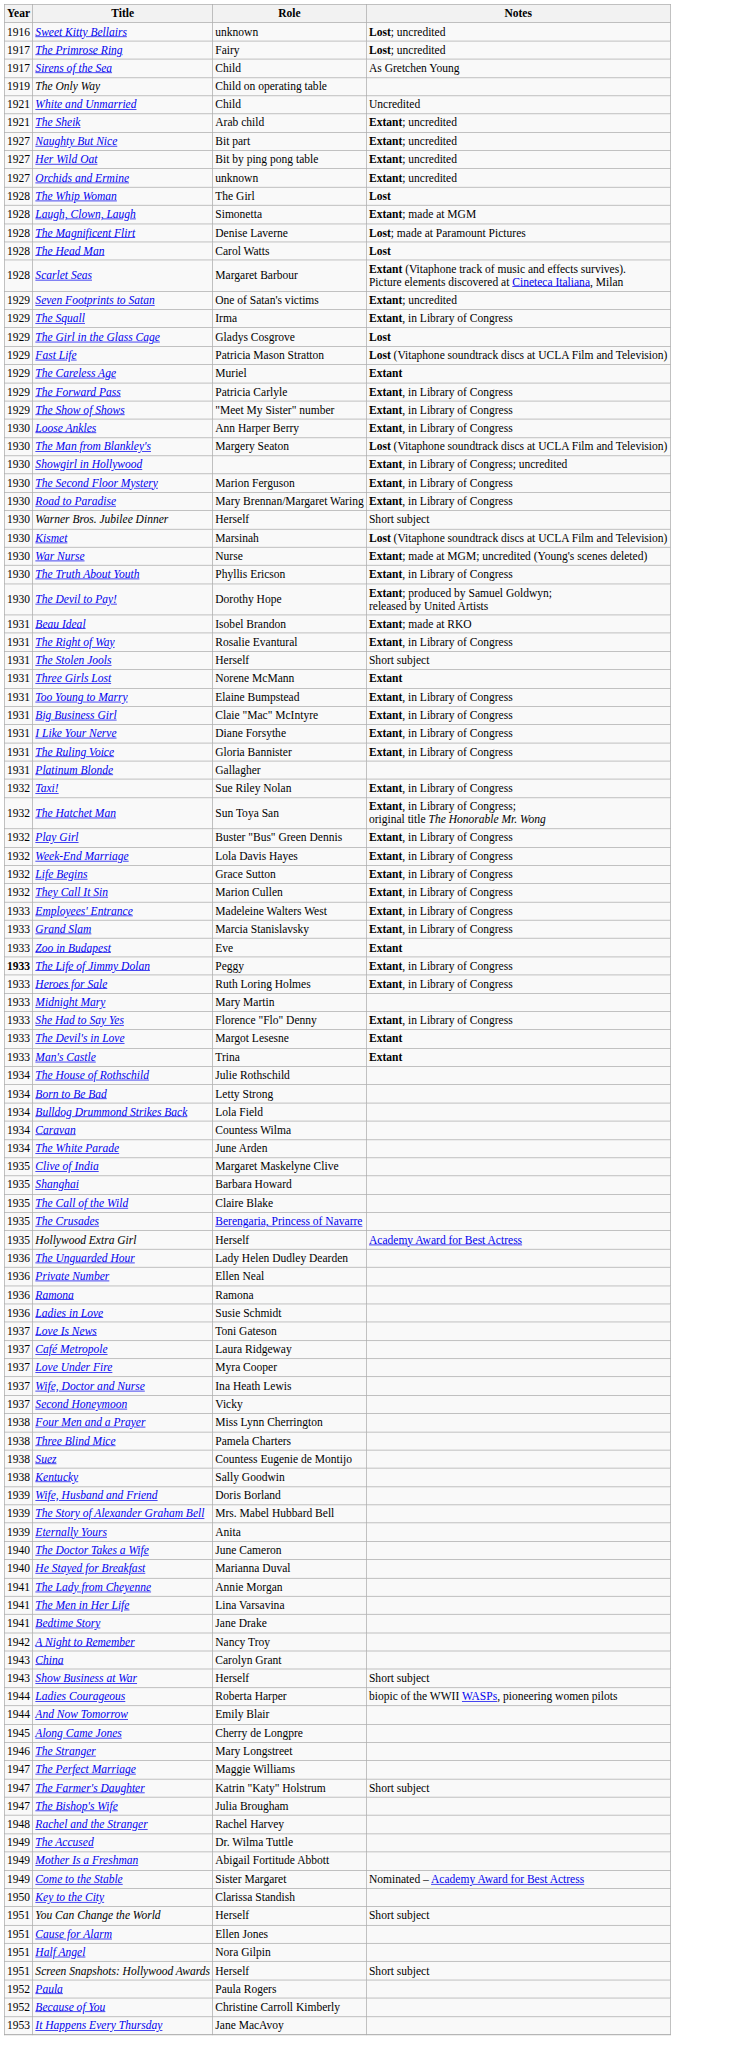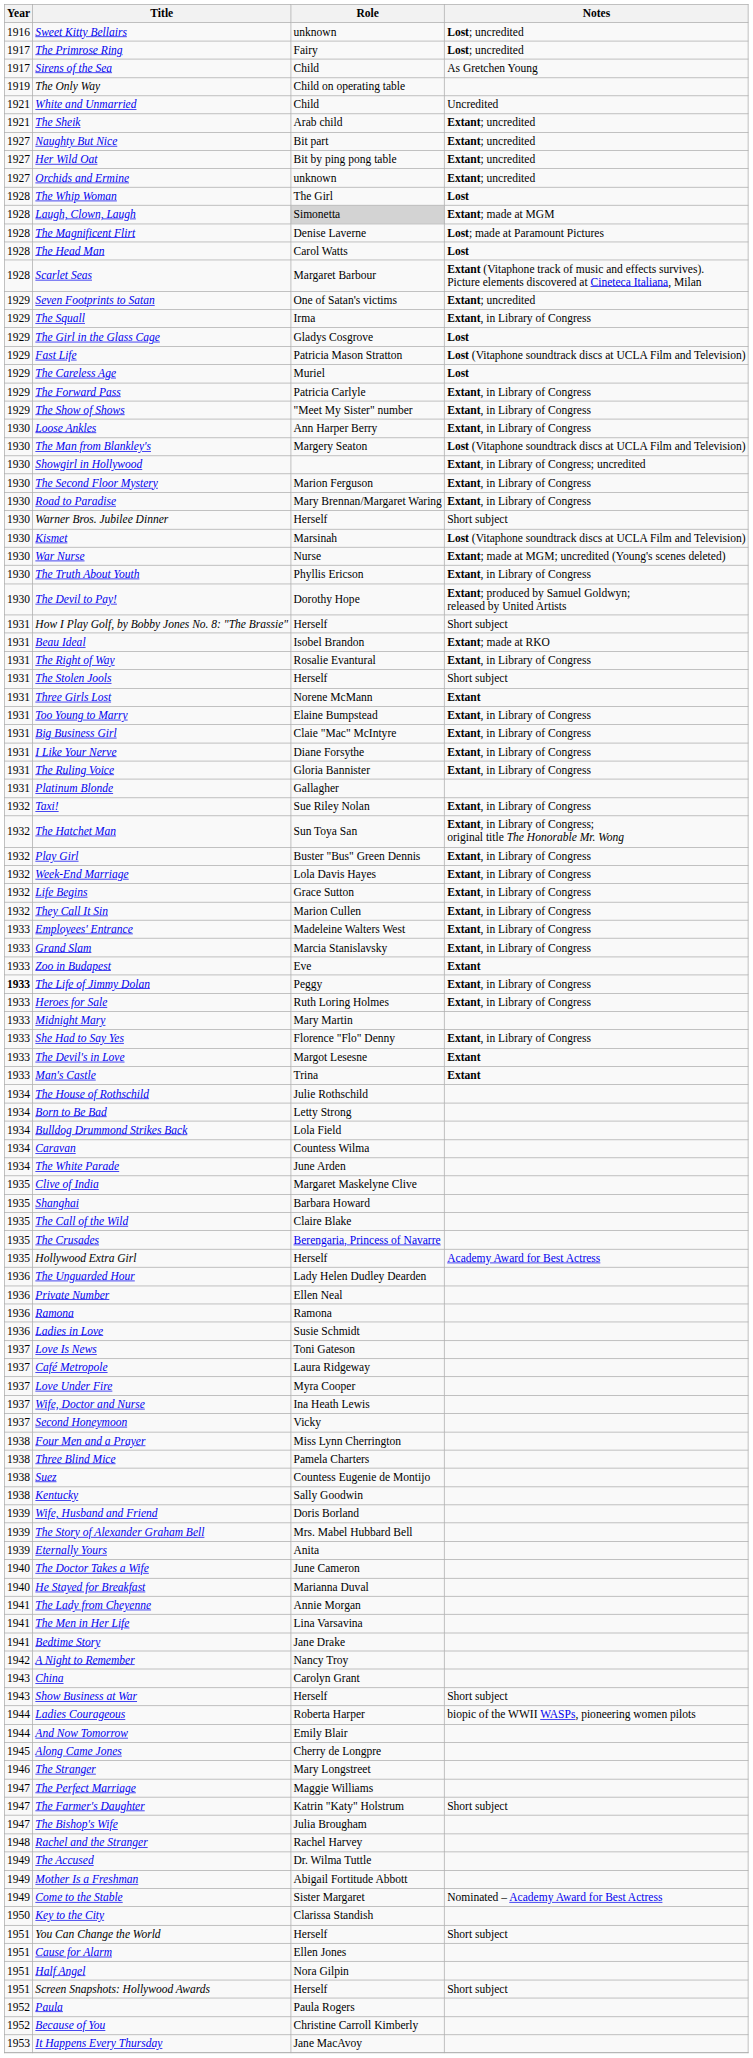(239, 214) no background -> (317, 214) lightgrey background
(386, 373) Extant -> (458, 373) Lost
+ row: (162, 624)
